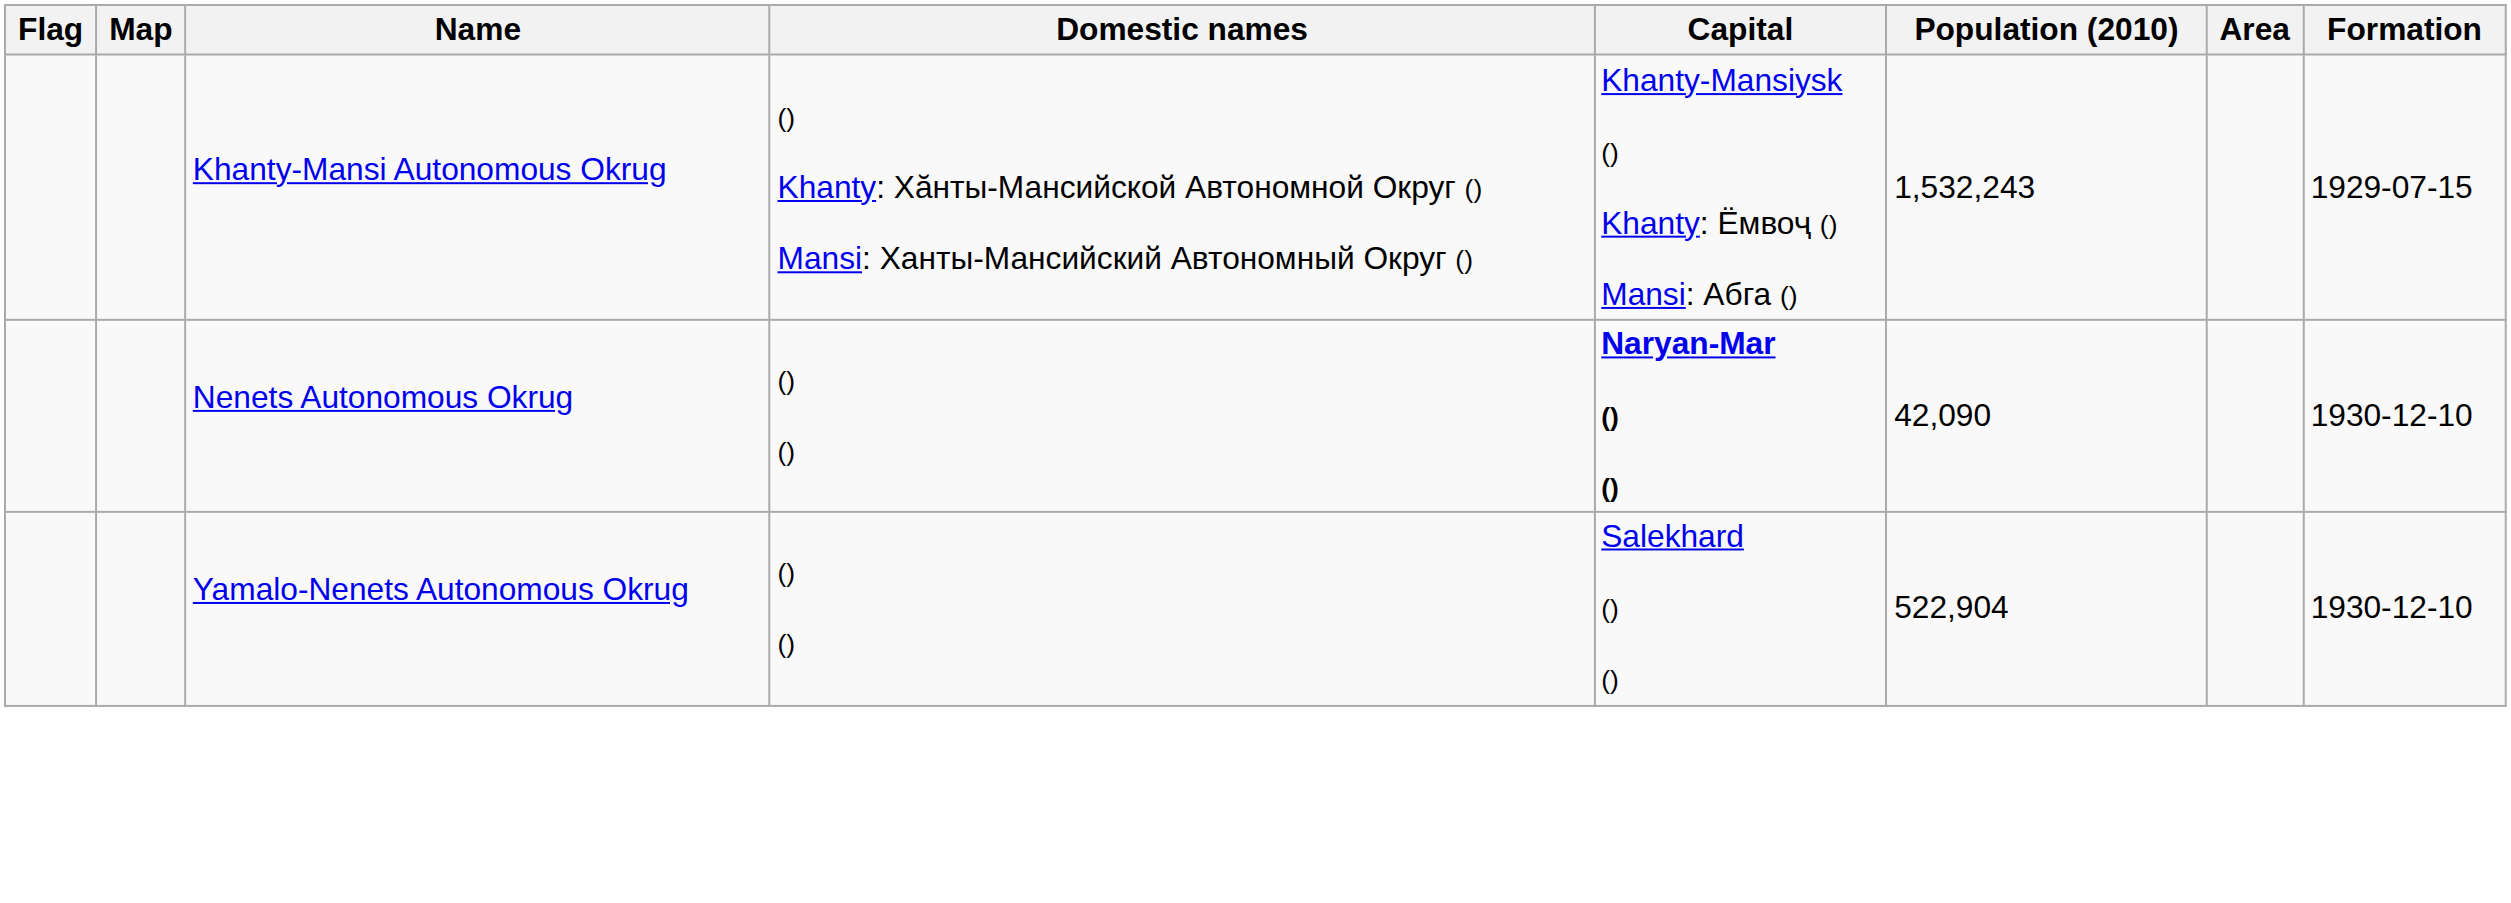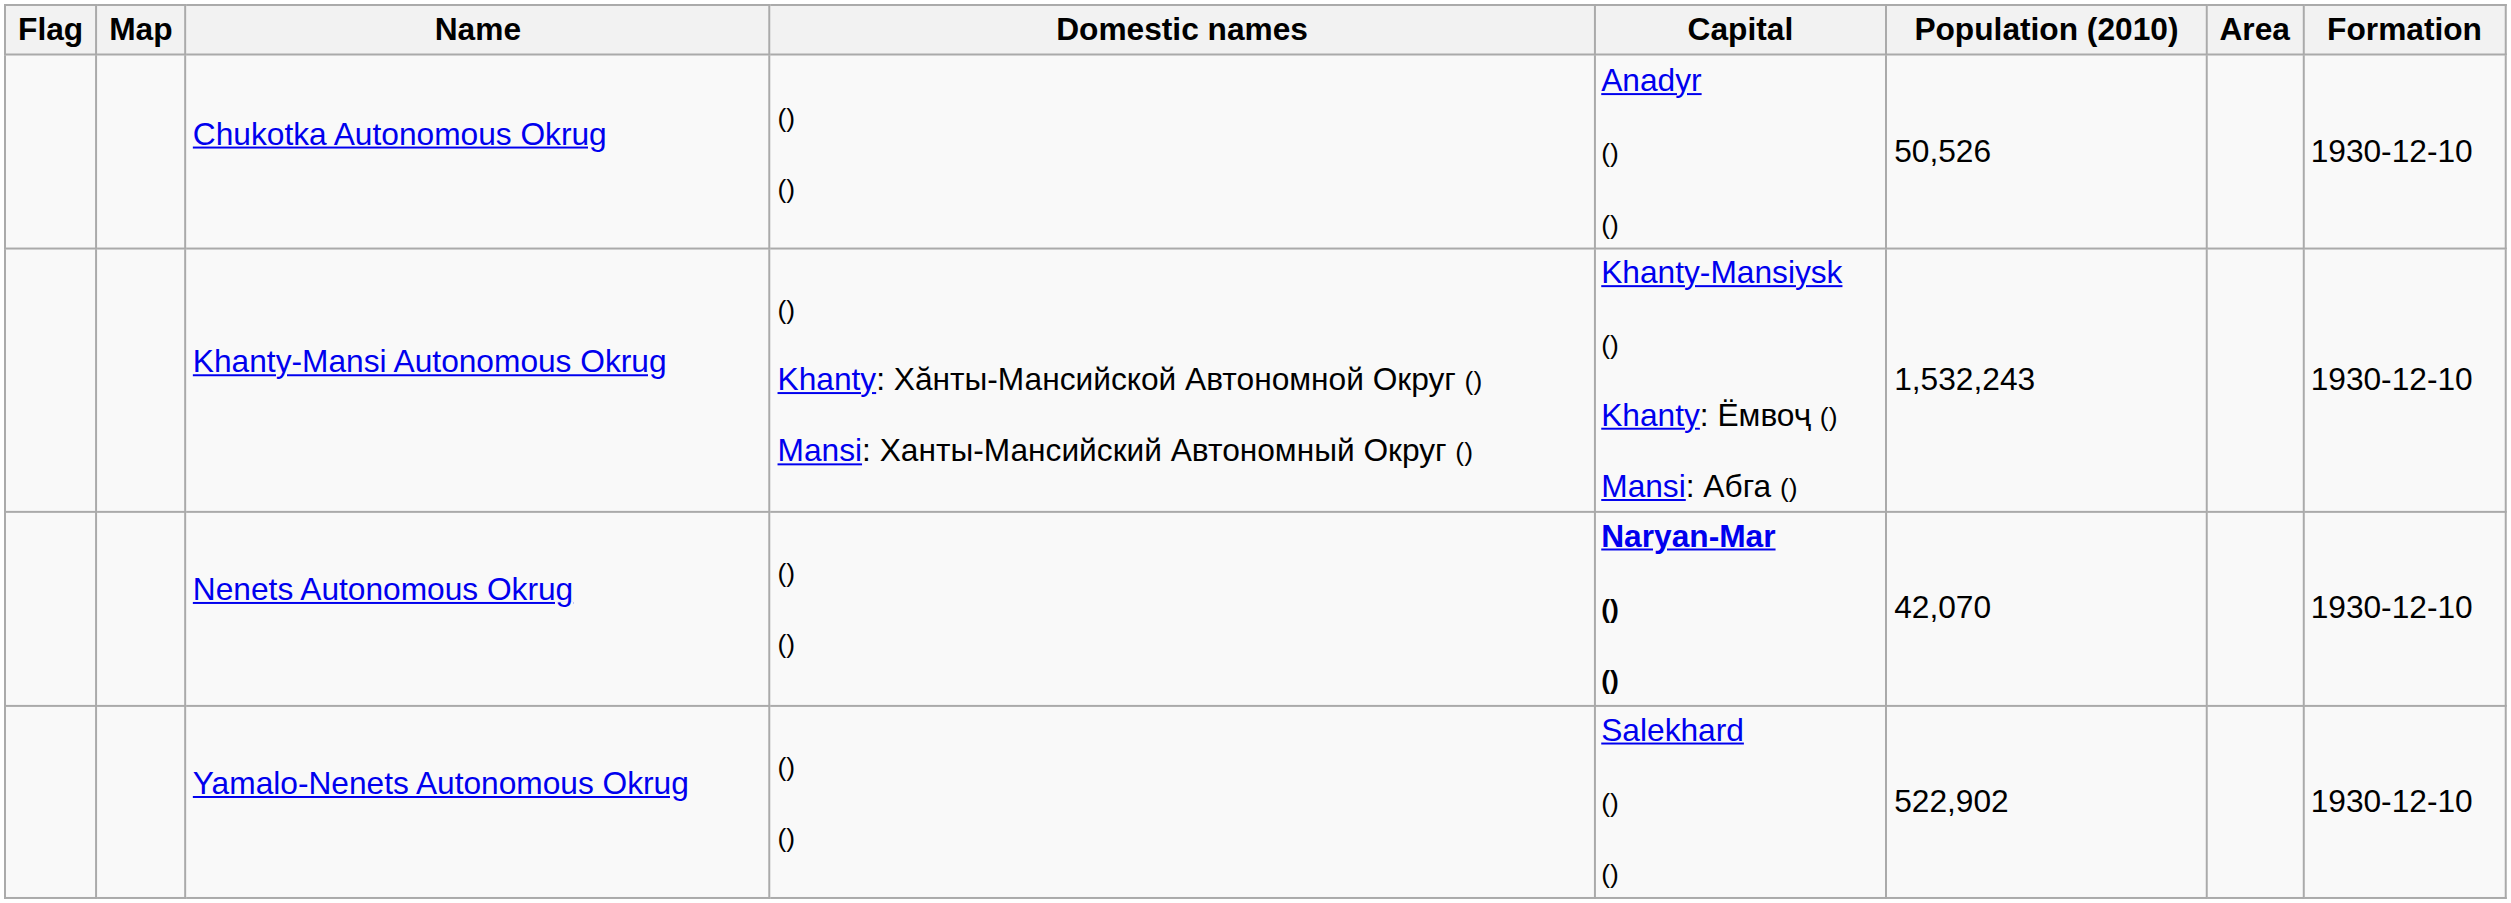+ row: (400, 133)
(2392, 186) 1929-07-15 -> (2392, 379) 1930-12-10
(1943, 415) 42,090 -> (1943, 608) 42,070
(1951, 608) 522,904 -> (1951, 800) 522,902
